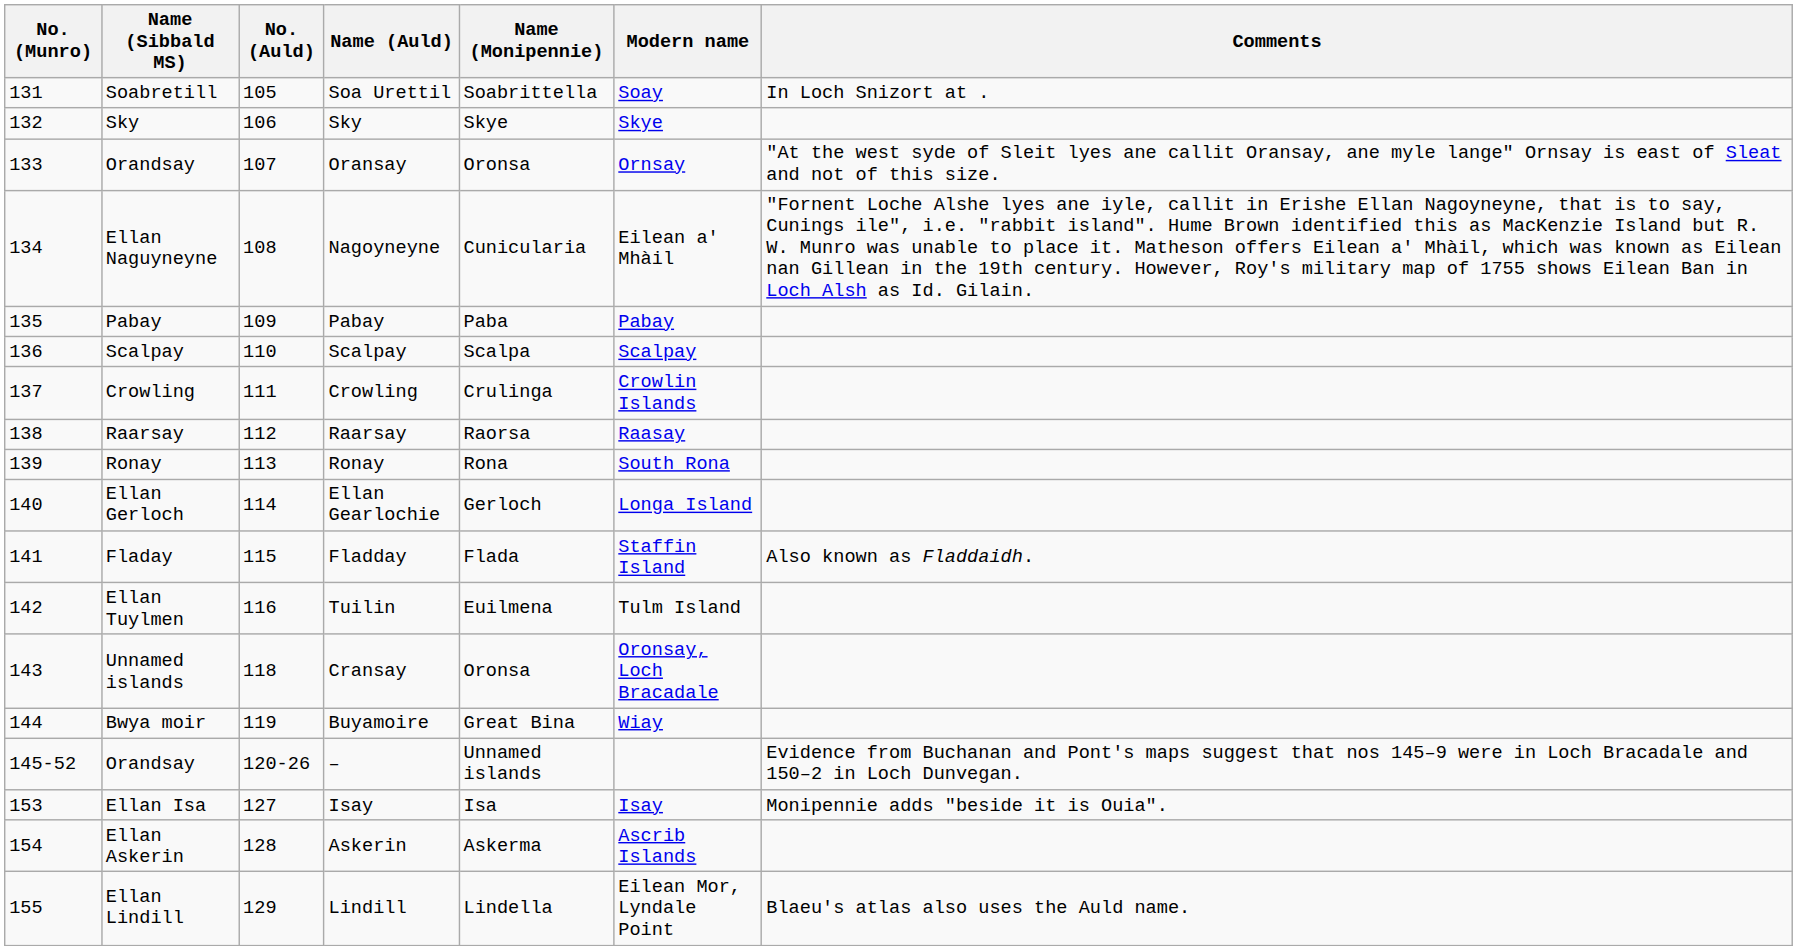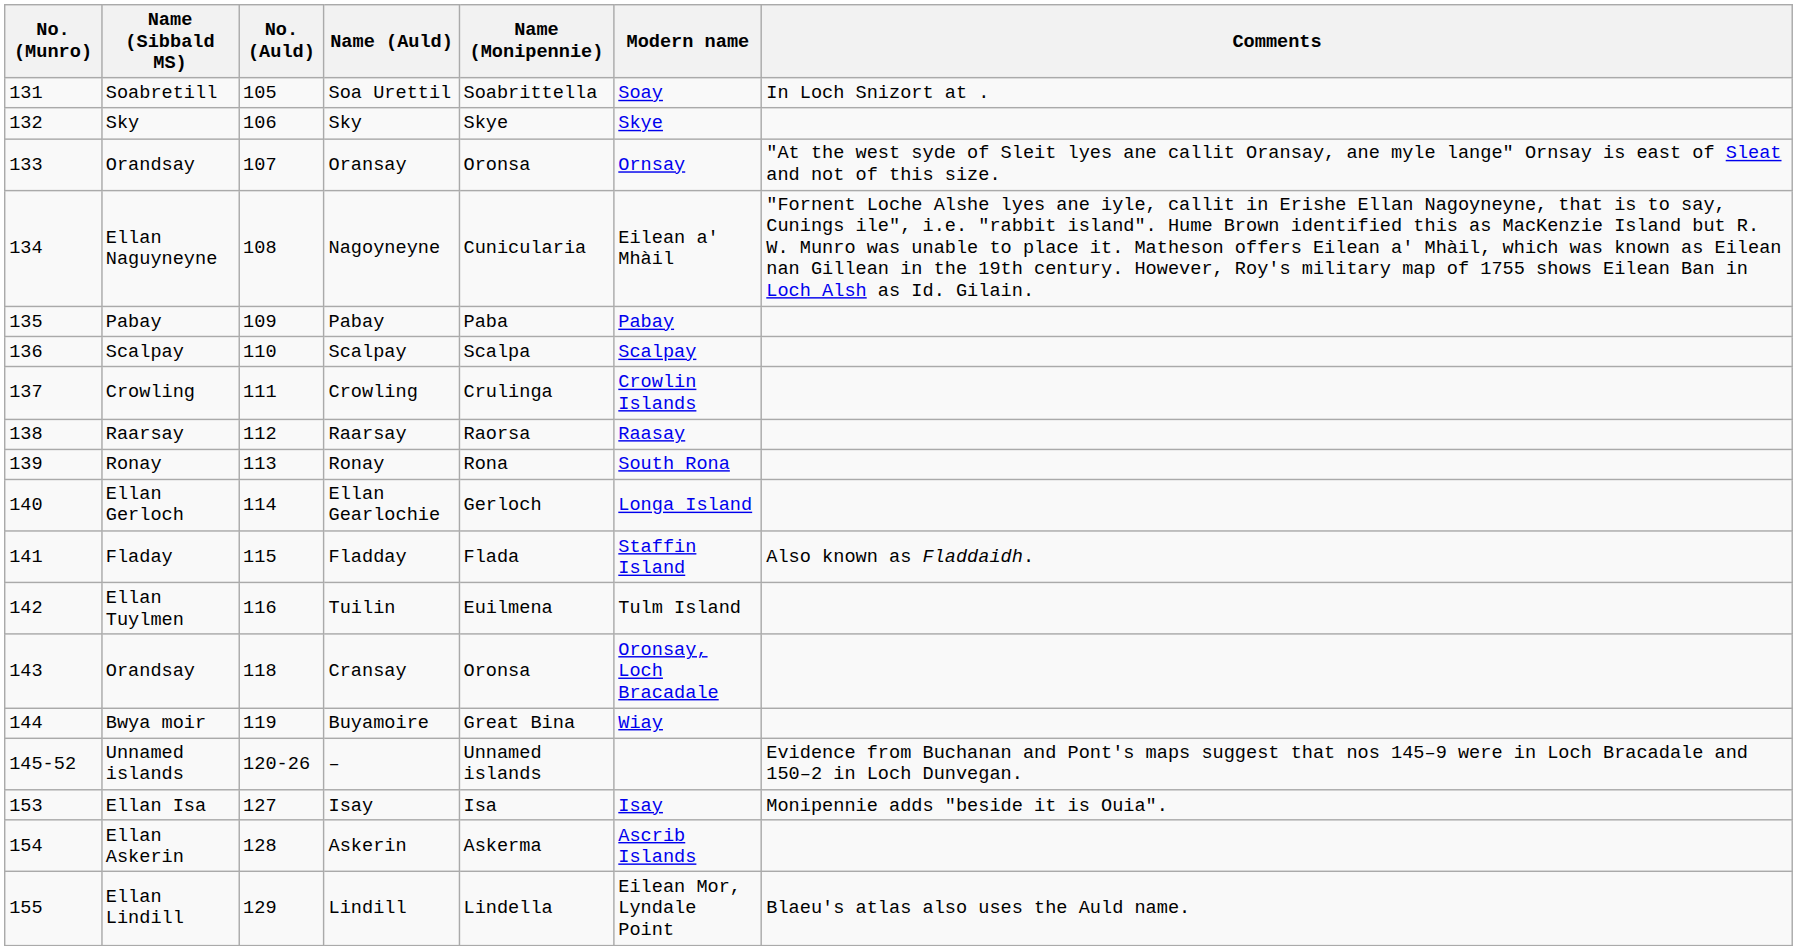(145, 671) Unnamed islands -> (150, 671) Orandsay
(150, 764) Orandsay -> (145, 764) Unnamed islands
